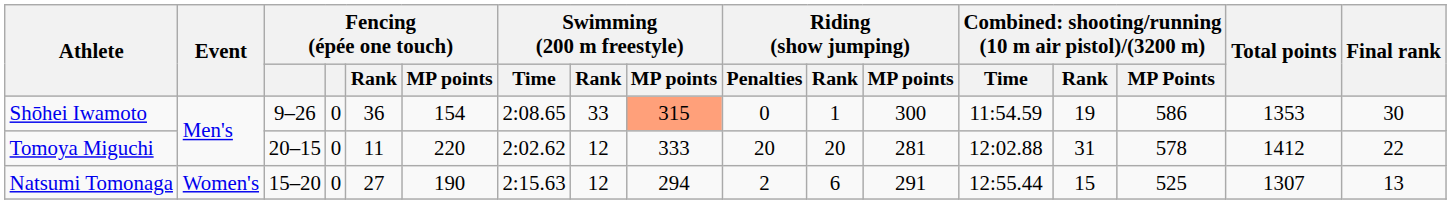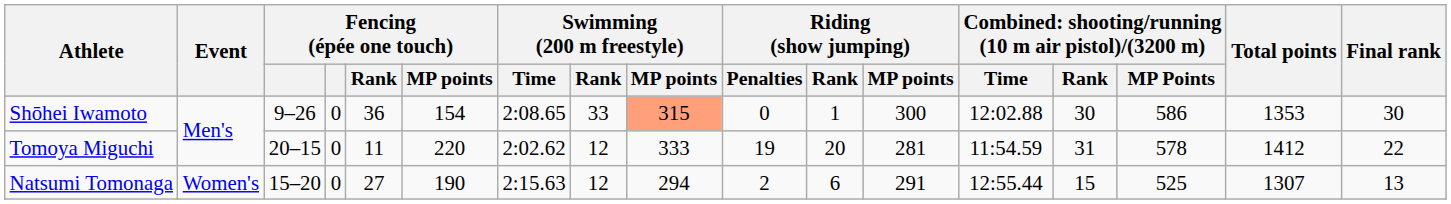(1006, 113) 11:54.59 -> (1006, 113) 12:02.88
(1085, 113) 19 -> (1085, 113) 30
(764, 148) 20 -> (764, 148) 19
(1006, 148) 12:02.88 -> (1006, 148) 11:54.59
